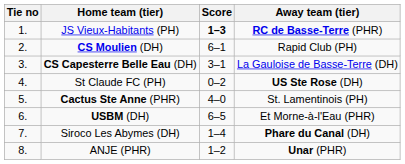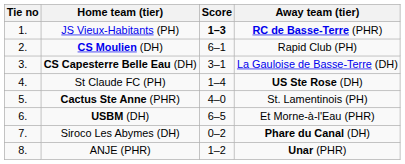(217, 82) 0–2 -> (217, 82) 1–4
(217, 133) 1–4 -> (217, 133) 0–2
